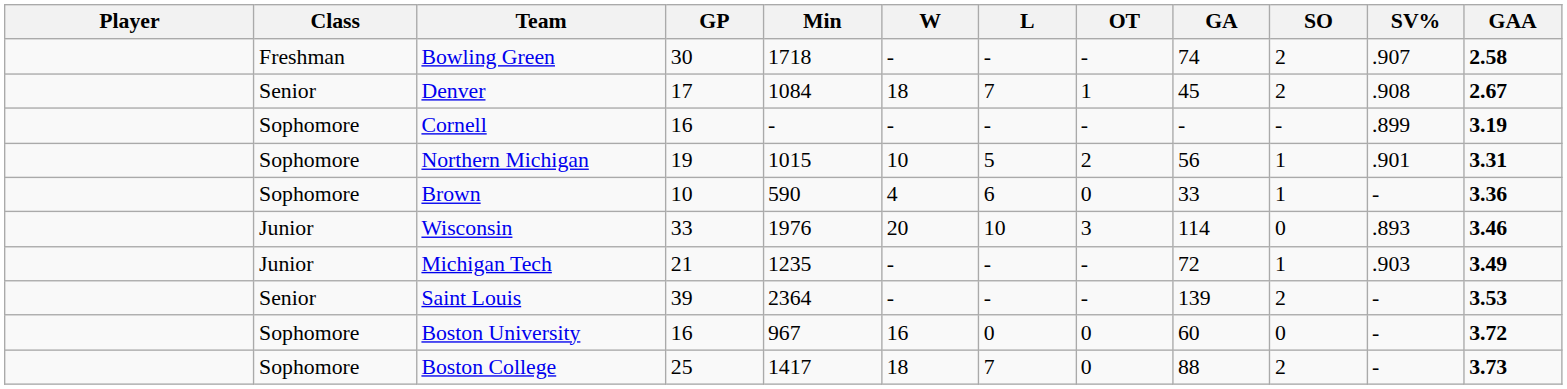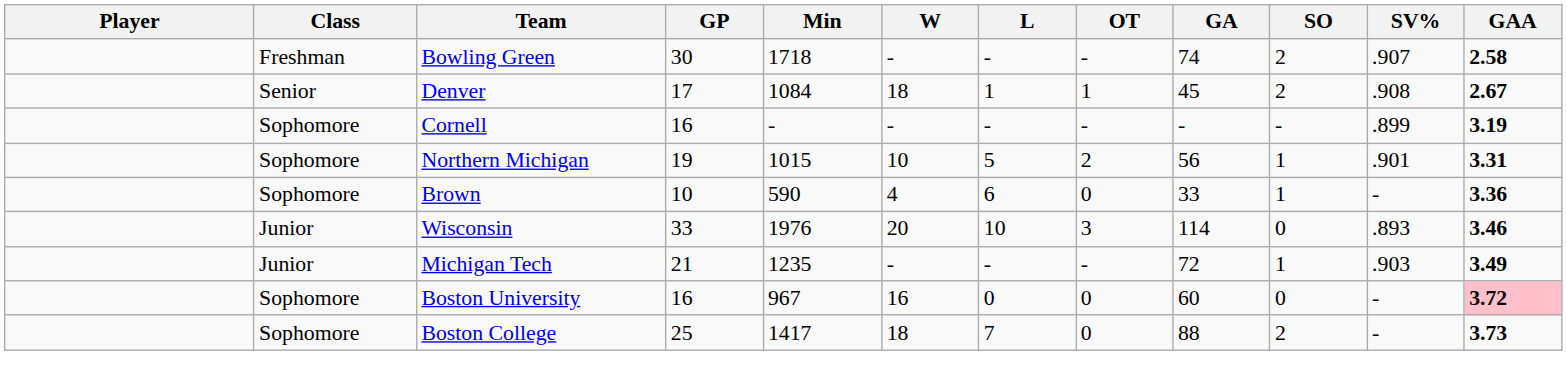(989, 90) 7 -> (989, 90) 1
- row: (471, 297)
(1488, 332) no background -> (1488, 297) pink background
